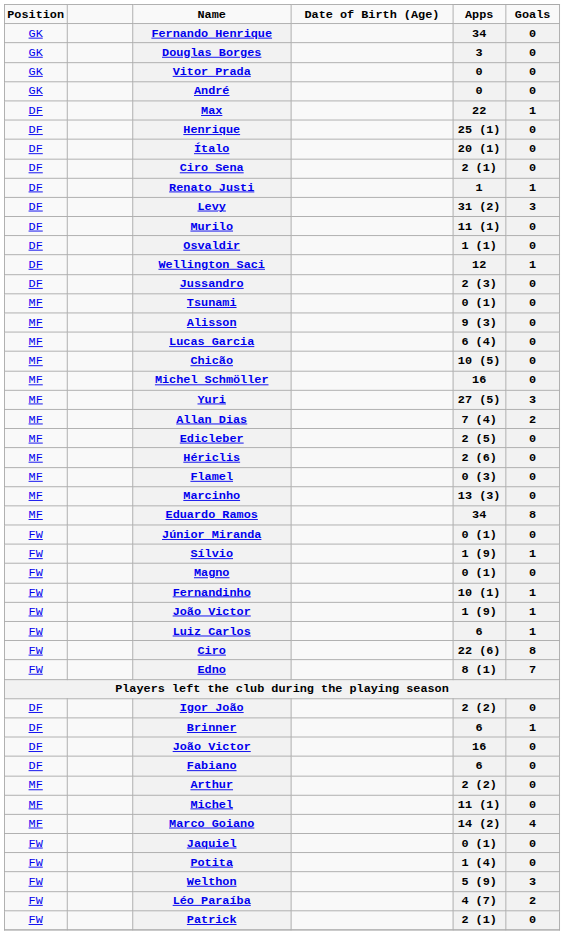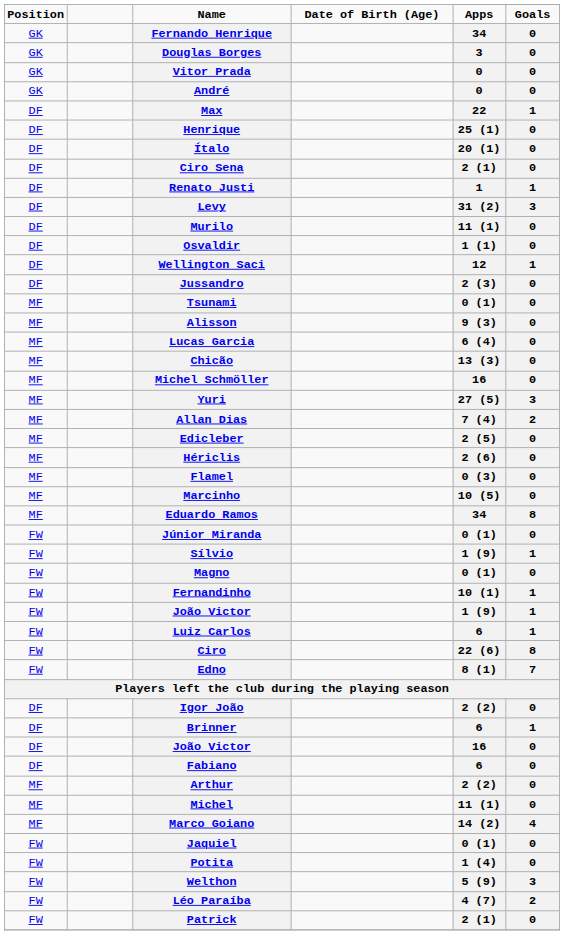(479, 361) 10 (5) -> (479, 361) 13 (3)
(479, 496) 13 (3) -> (479, 496) 10 (5)
